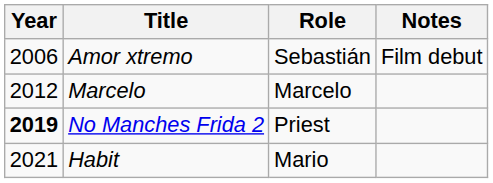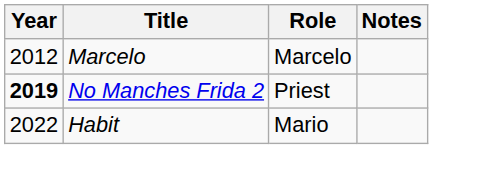- row: (130, 56)
(34, 159) 2021 -> (34, 125) 2022
